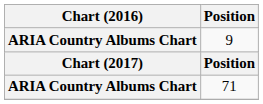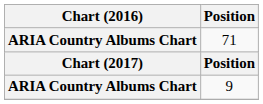rows swapped: (229, 39) <-> (229, 87)
